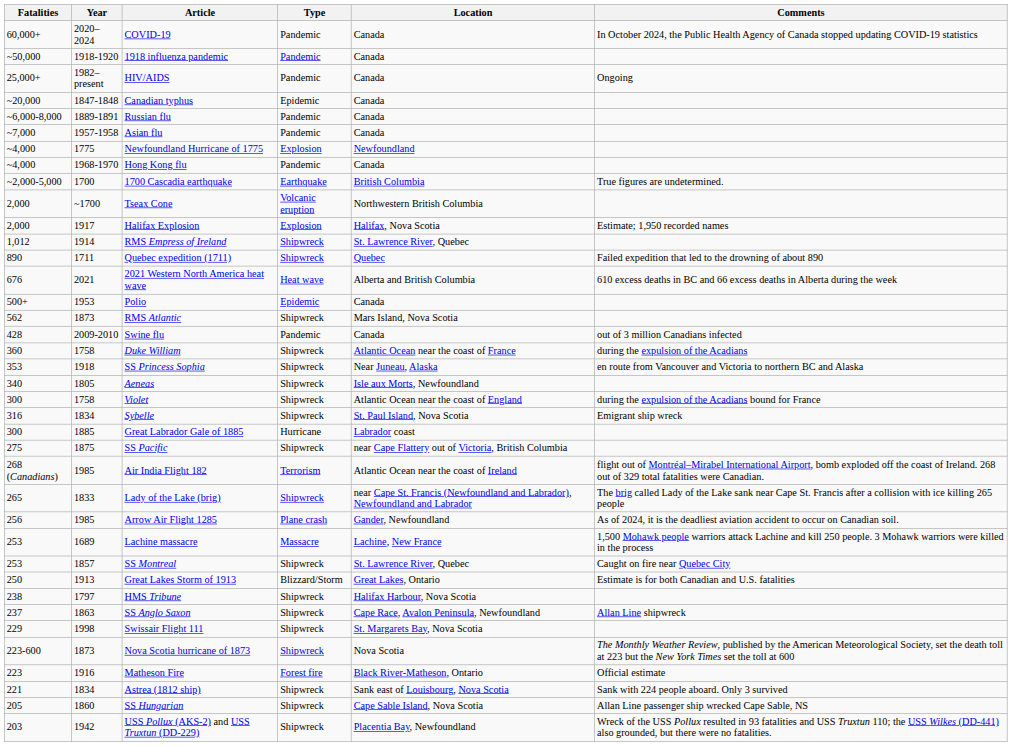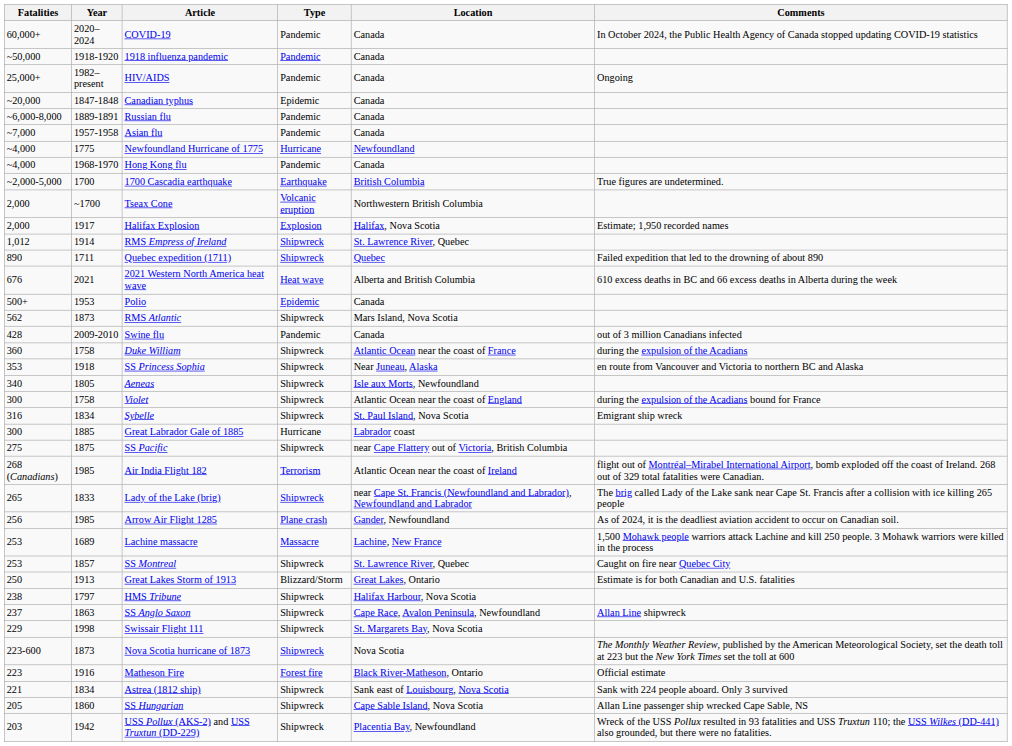(301, 149) Explosion -> (301, 149) Hurricane
